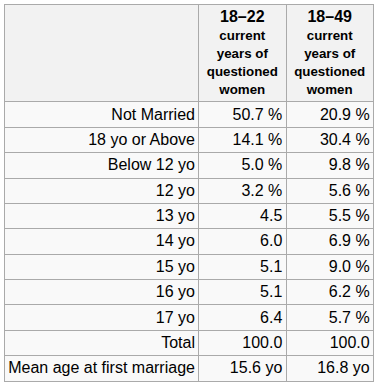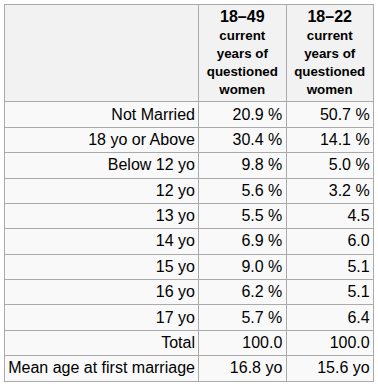columns swapped: (242, 53) <-> (330, 53)
